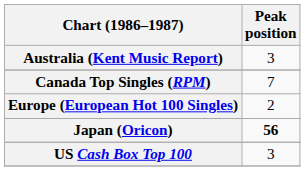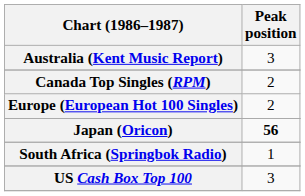(271, 81) 7 -> (271, 81) 2
+ row: (123, 154)
